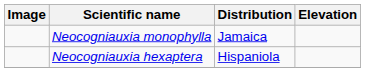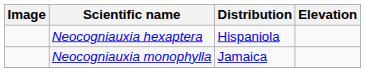rows swapped: (127, 57) <-> (132, 36)
